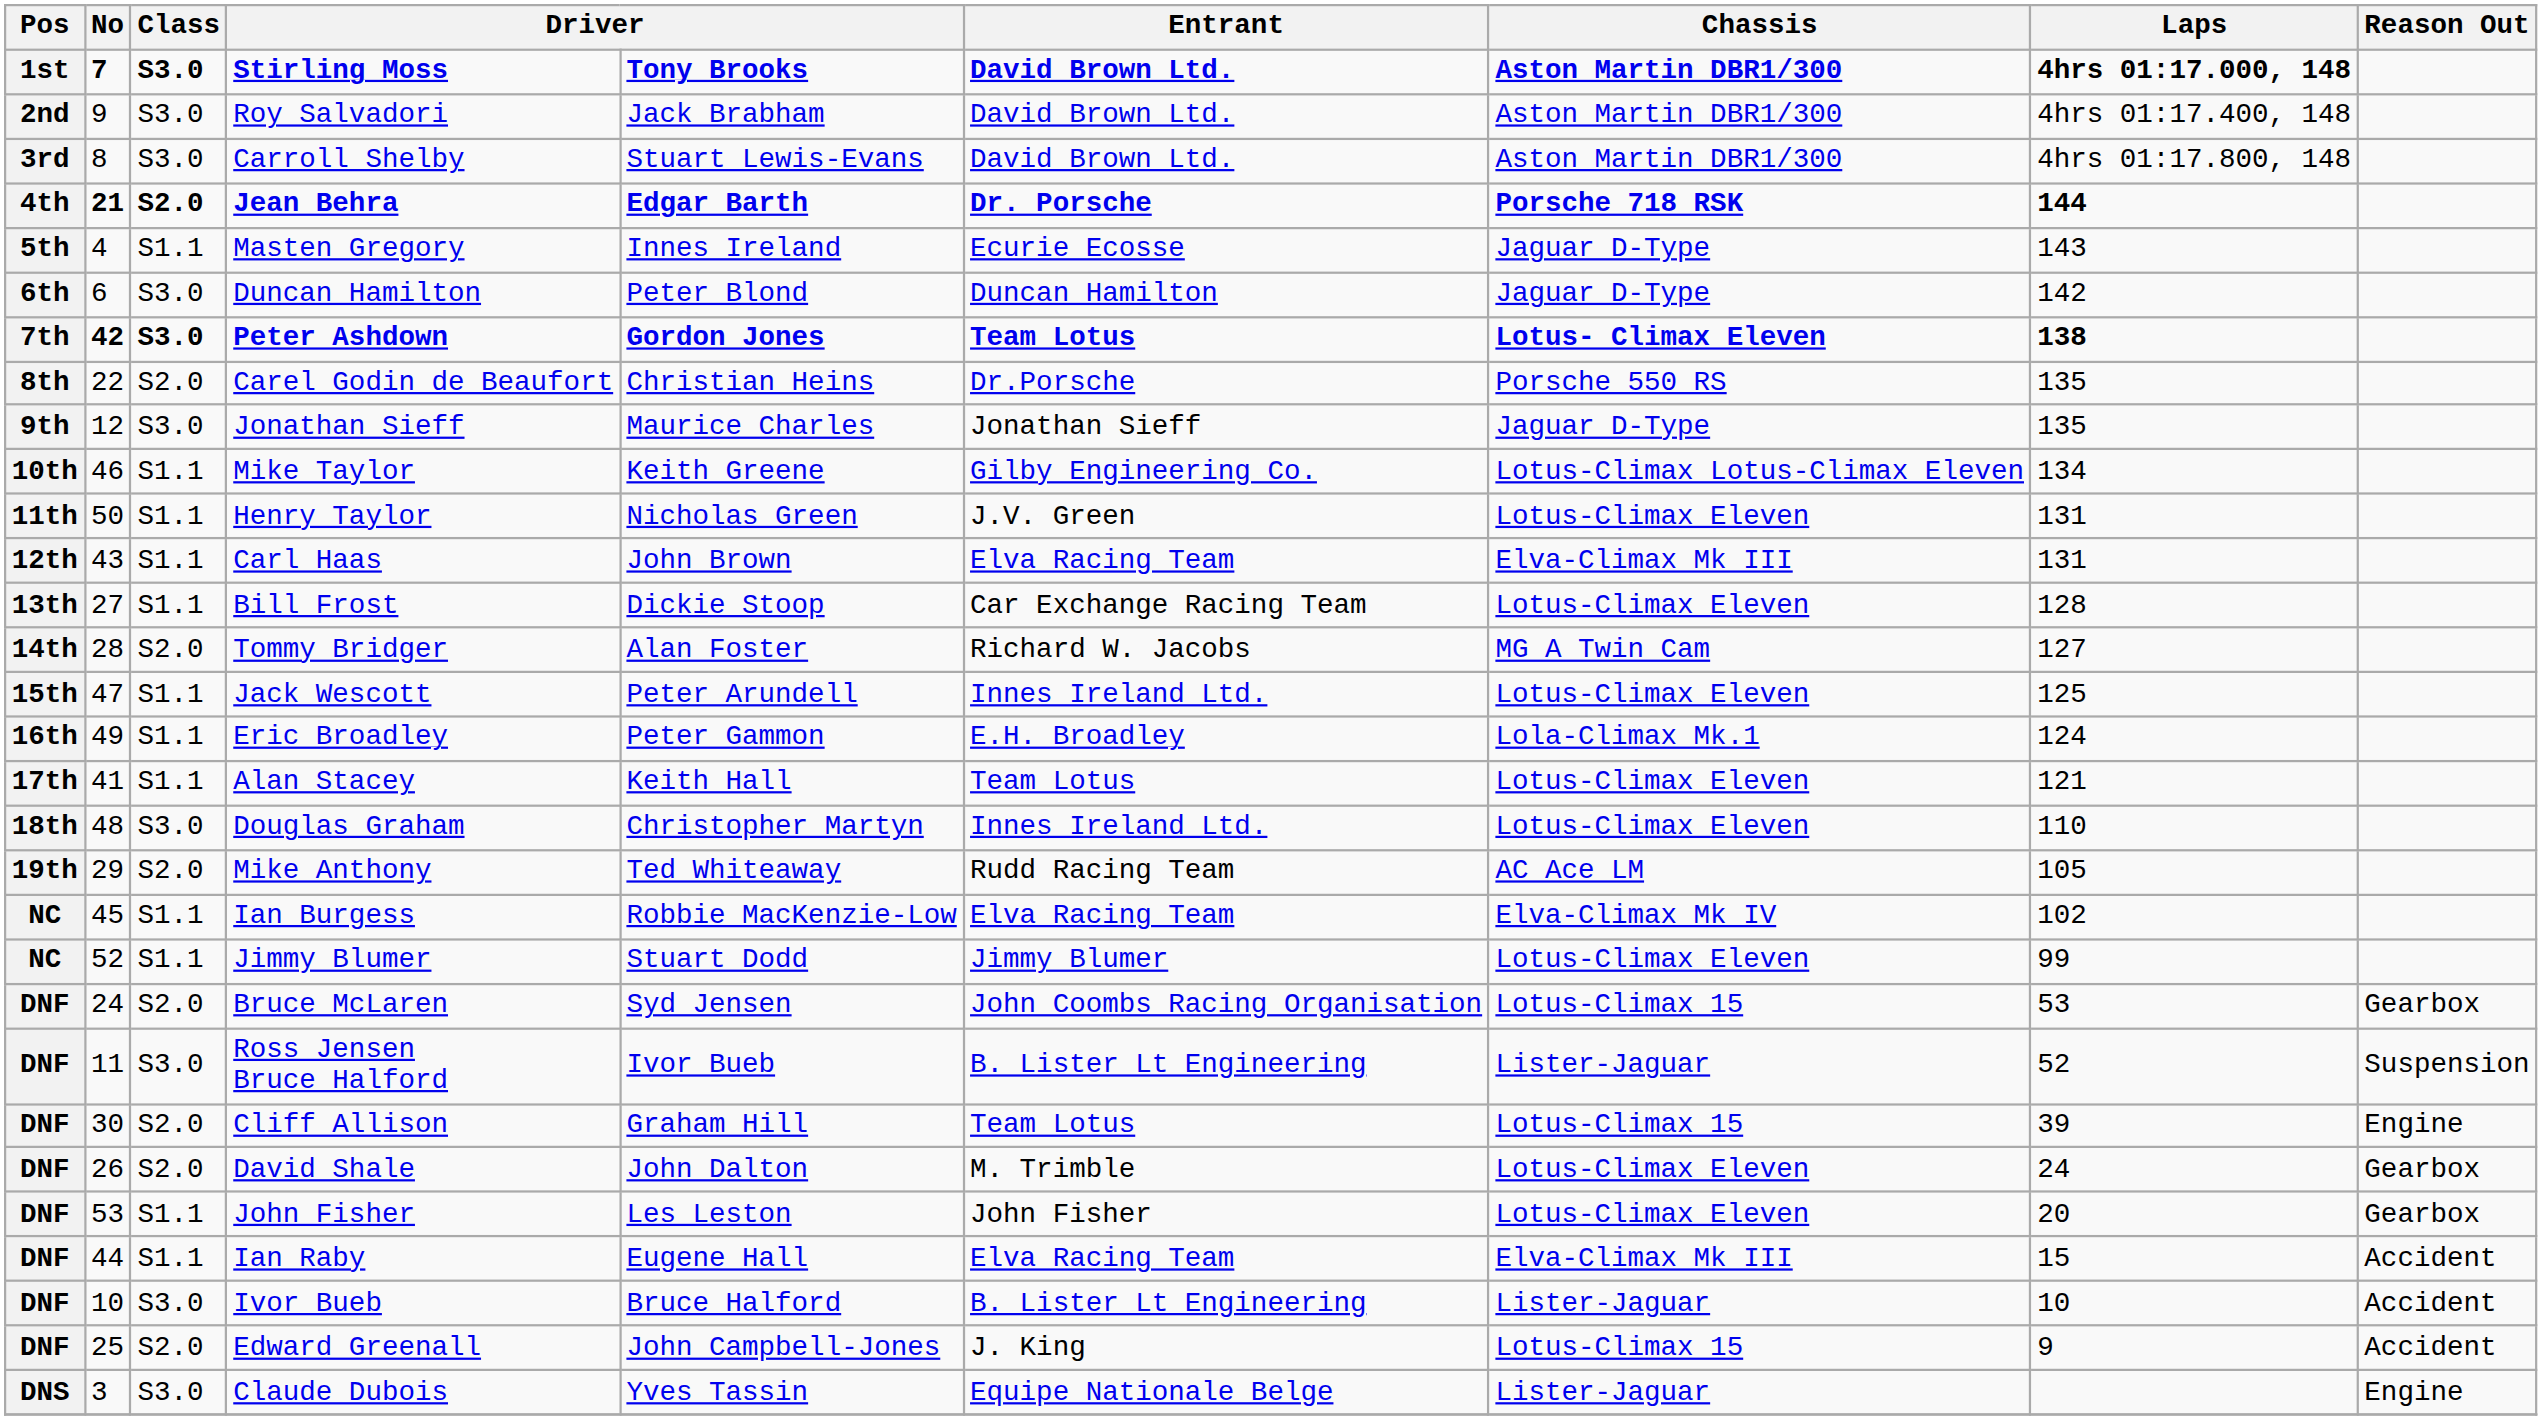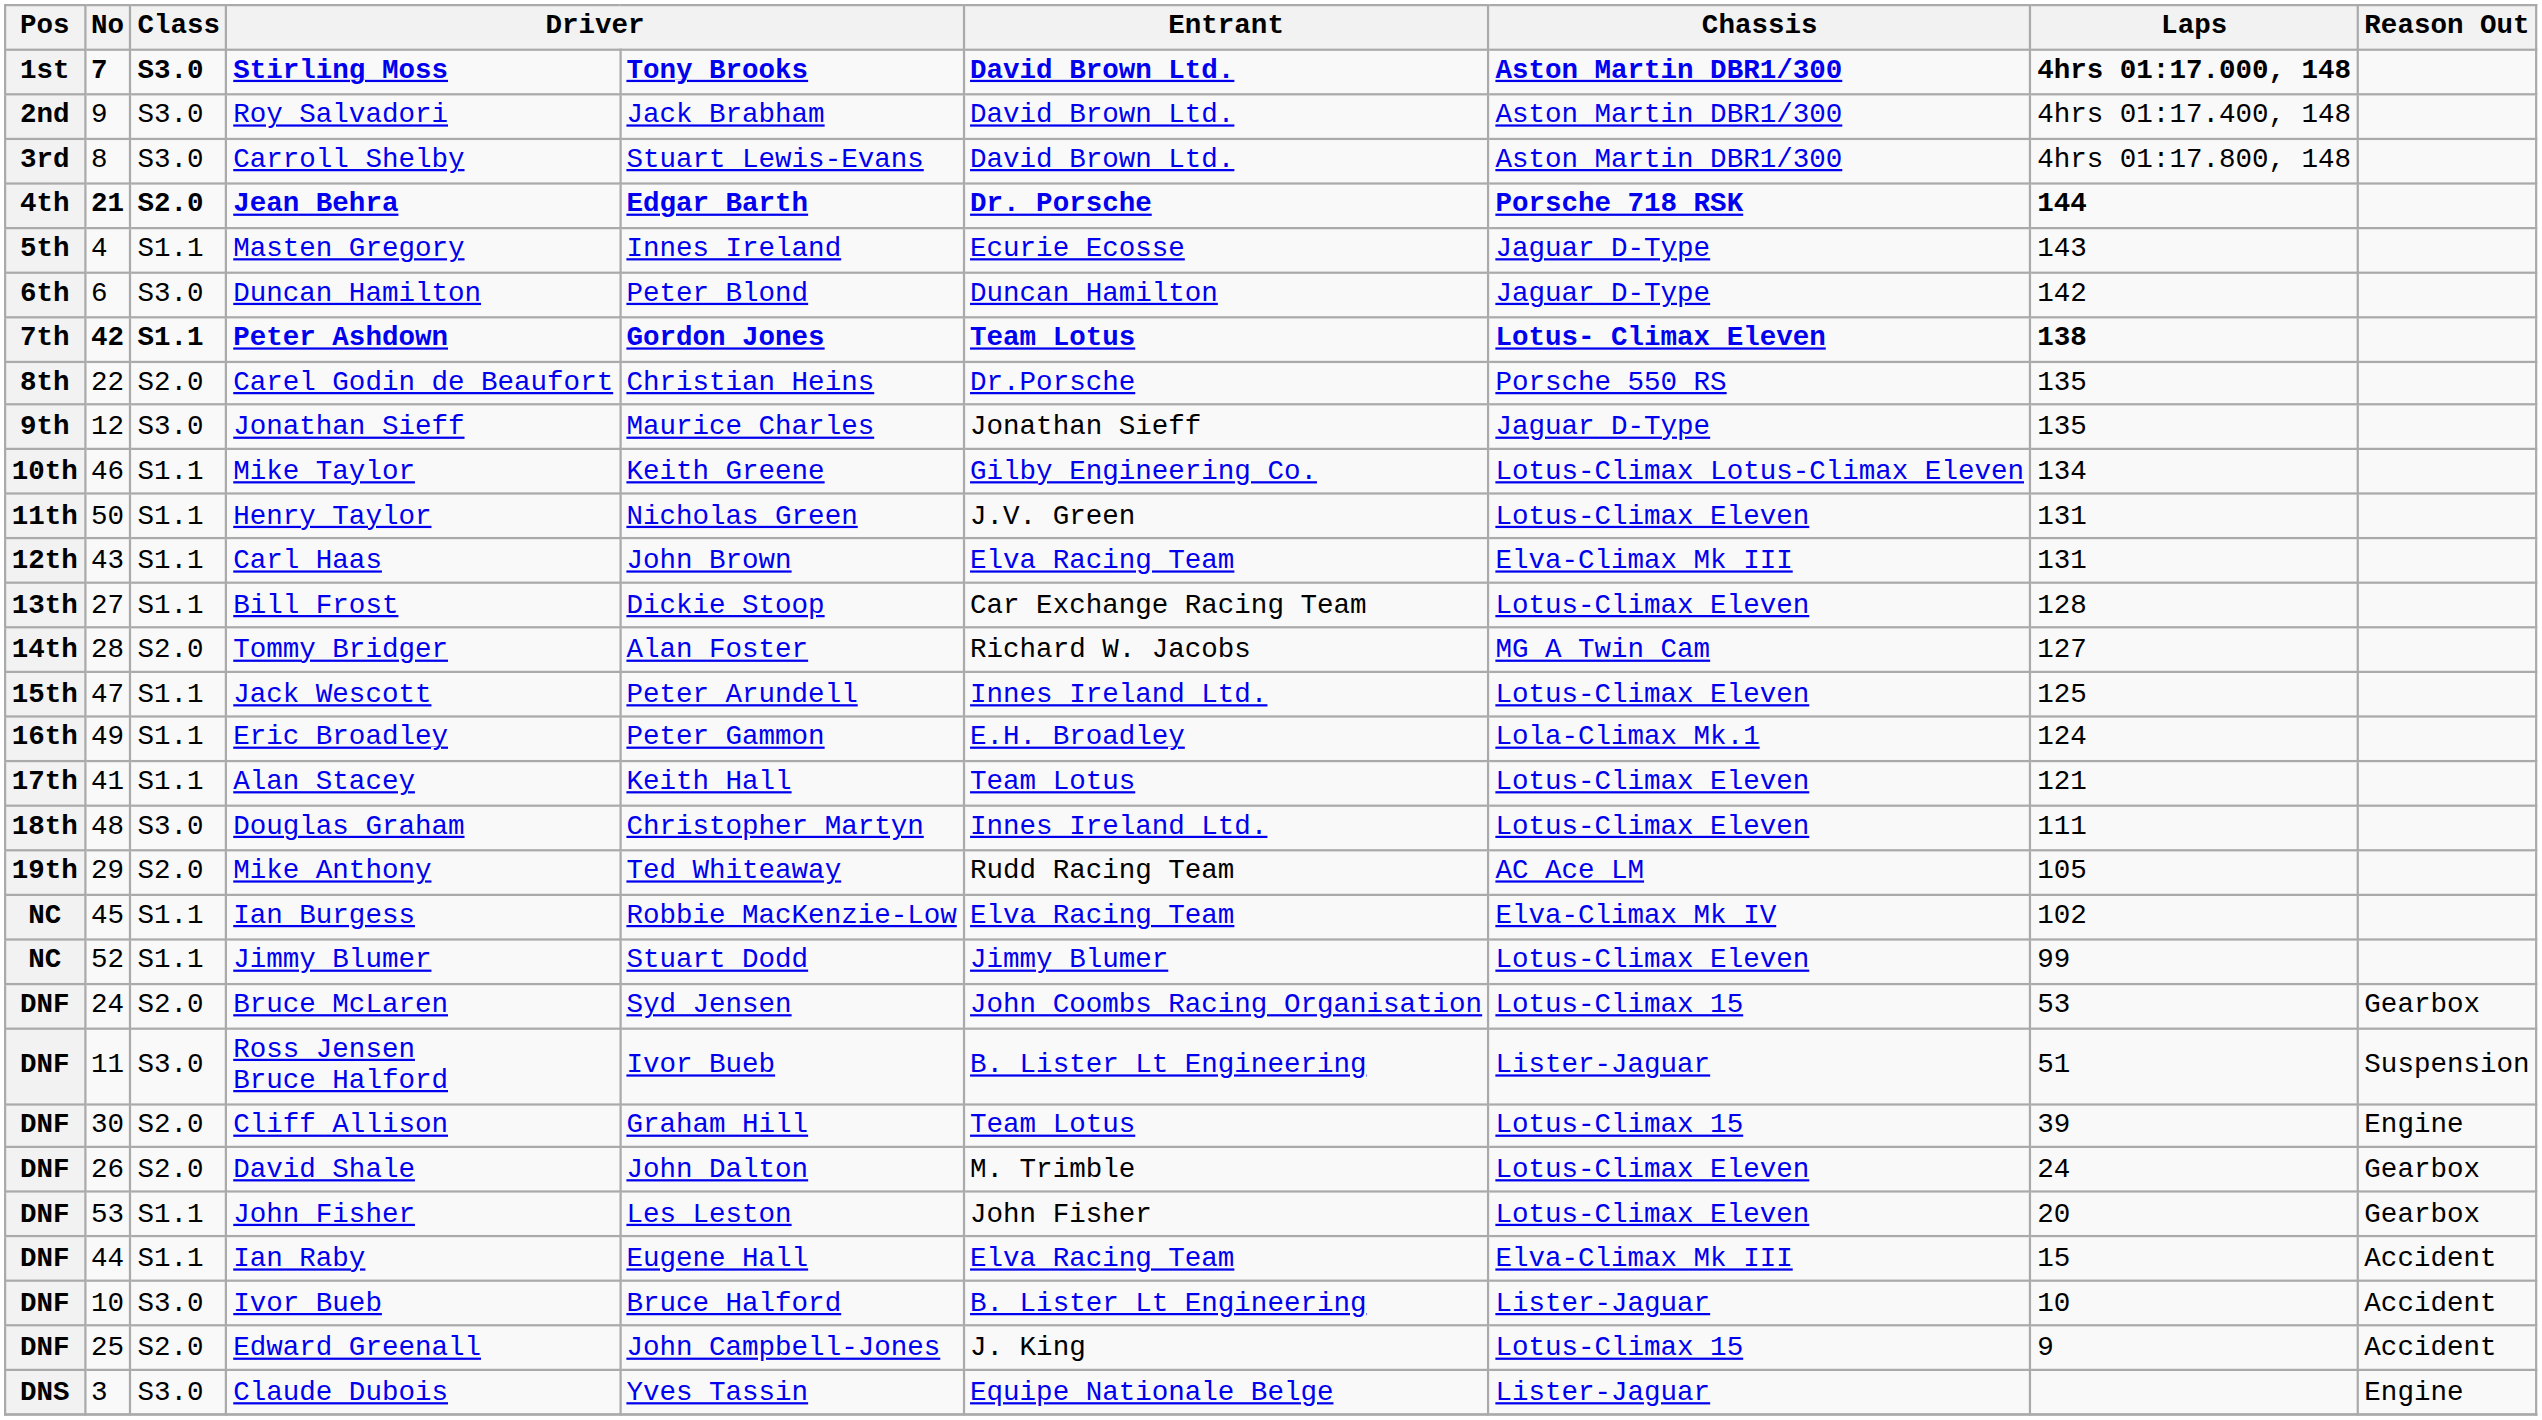(170, 339) S3.0 -> (170, 339) S1.1
(2062, 828) 110 -> (2062, 828) 111
(2054, 1066) 52 -> (2054, 1066) 51
